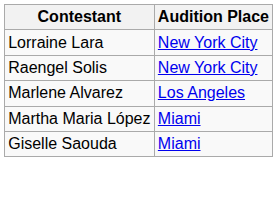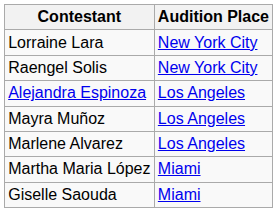+ row: (77, 93)
+ row: (57, 118)
